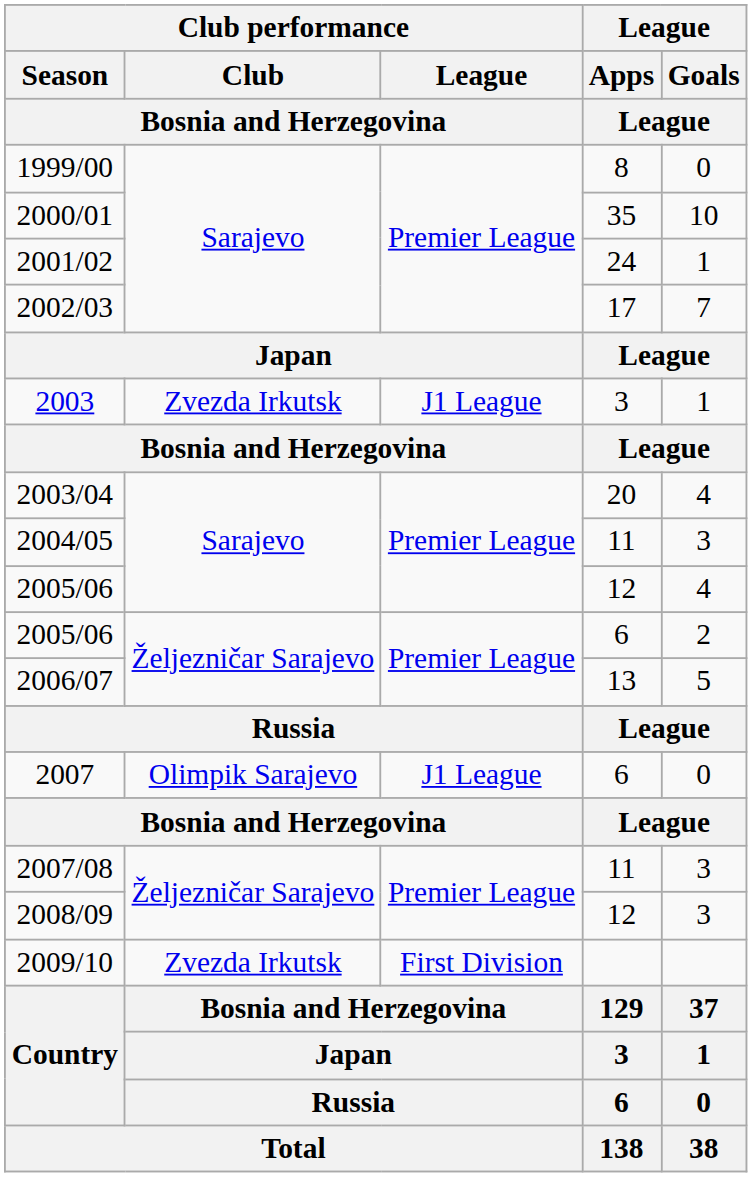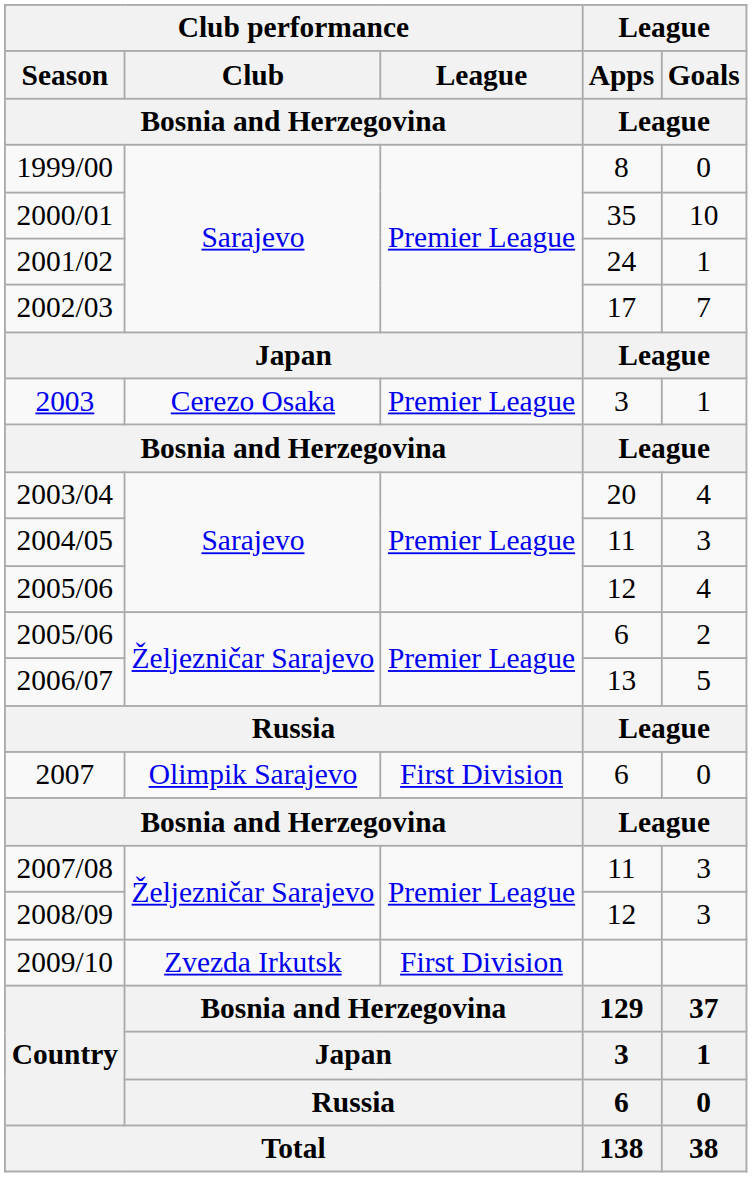(253, 401) Zvezda Irkutsk -> (253, 401) Cerezo Osaka
(481, 401) J1 League -> (481, 401) Premier League
(481, 774) J1 League -> (481, 774) First Division
